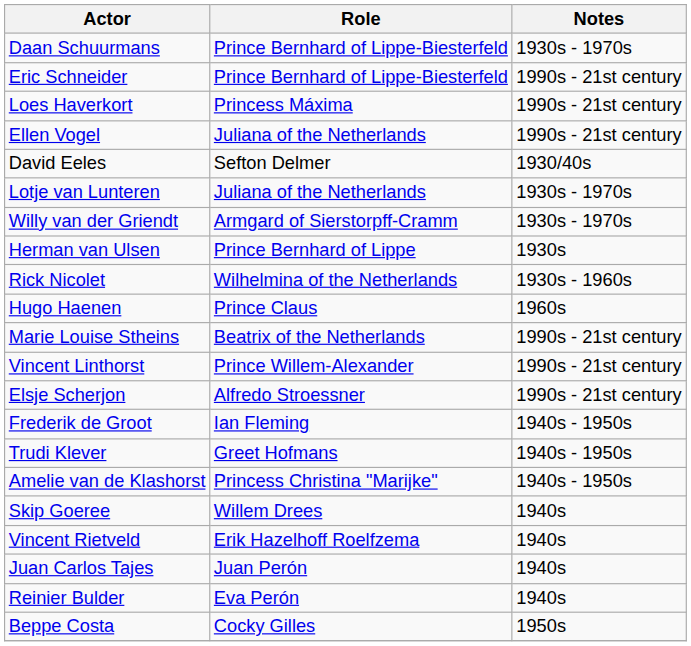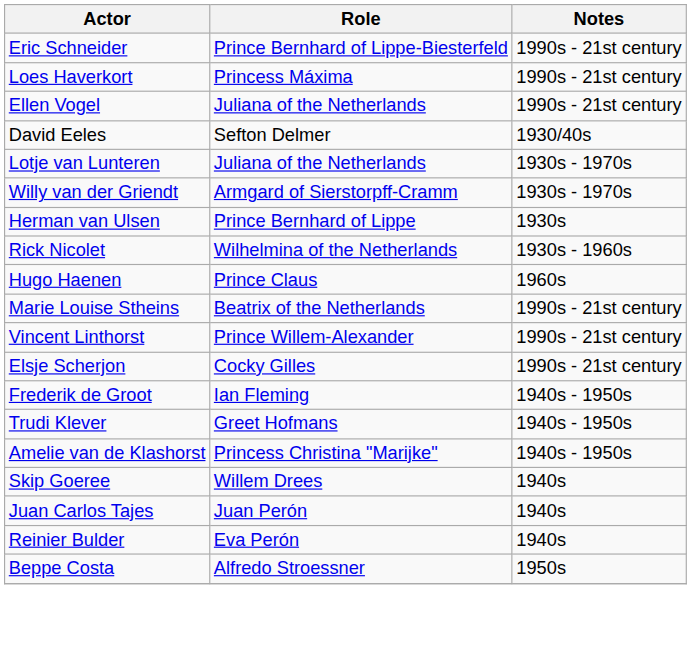- row: (84, 47)
(289, 395) Alfredo Stroessner -> (265, 366) Cocky Gilles
- row: (75, 539)
(265, 626) Cocky Gilles -> (289, 568) Alfredo Stroessner
